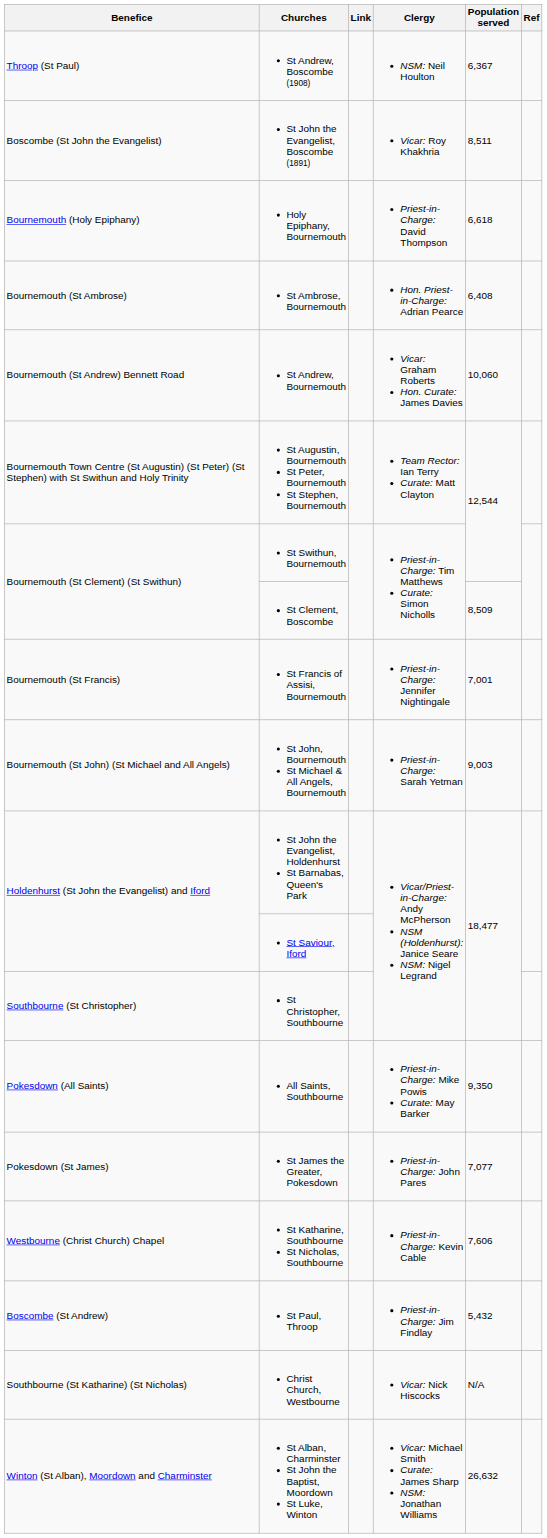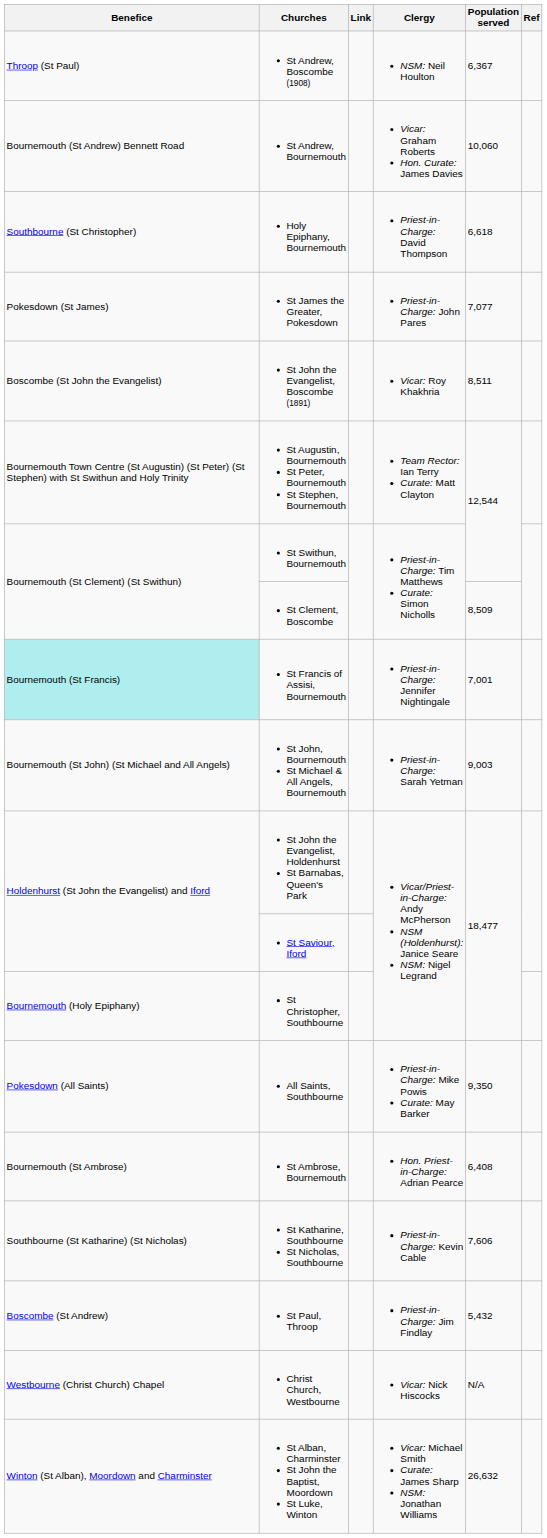rows swapped: (304, 146) <-> (304, 381)
(73, 220) Bournemouth (Holy Epiphany) -> (71, 231) Southbourne (St Christopher)
rows swapped: (304, 301) <-> (304, 1172)
(63, 679) no background -> (63, 679) paleturquoise background
(71, 1006) Southbourne (St Christopher) -> (73, 1006) Bournemouth (Holy Epiphany)
(85, 1241) Westbourne (Christ Church) Chapel -> (97, 1241) Southbourne (St Katharine) (St Nicholas)
(97, 1384) Southbourne (St Katharine) (St Nicholas) -> (85, 1384) Westbourne (Christ Church) Chapel
